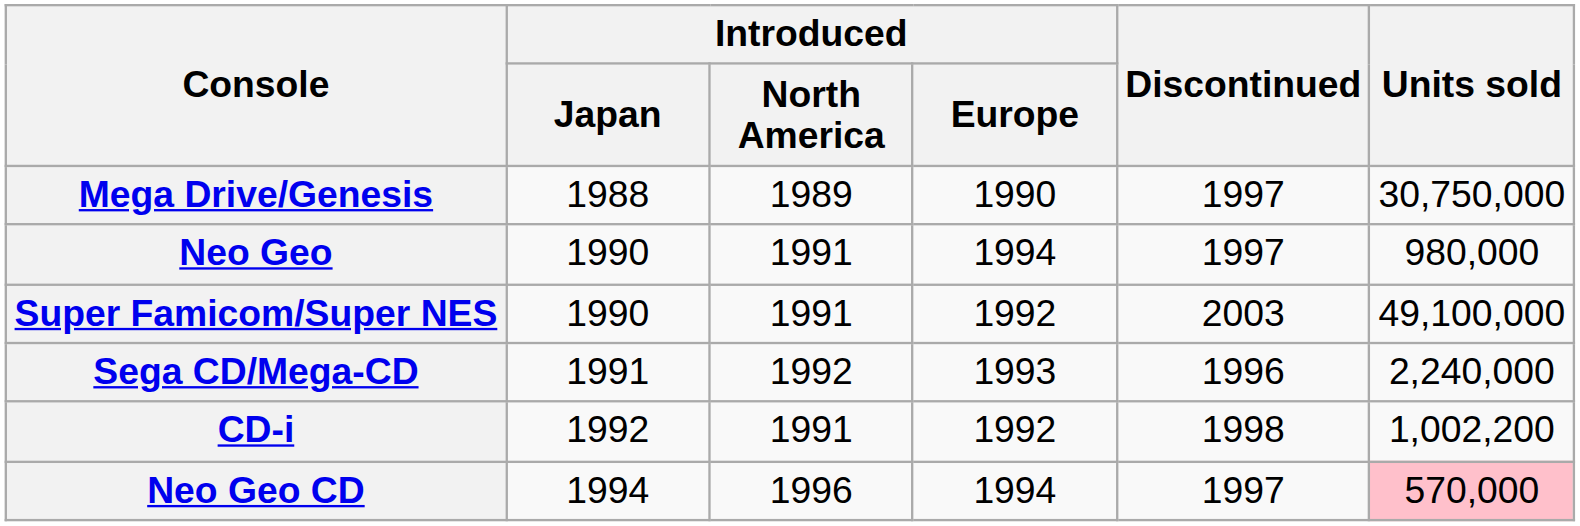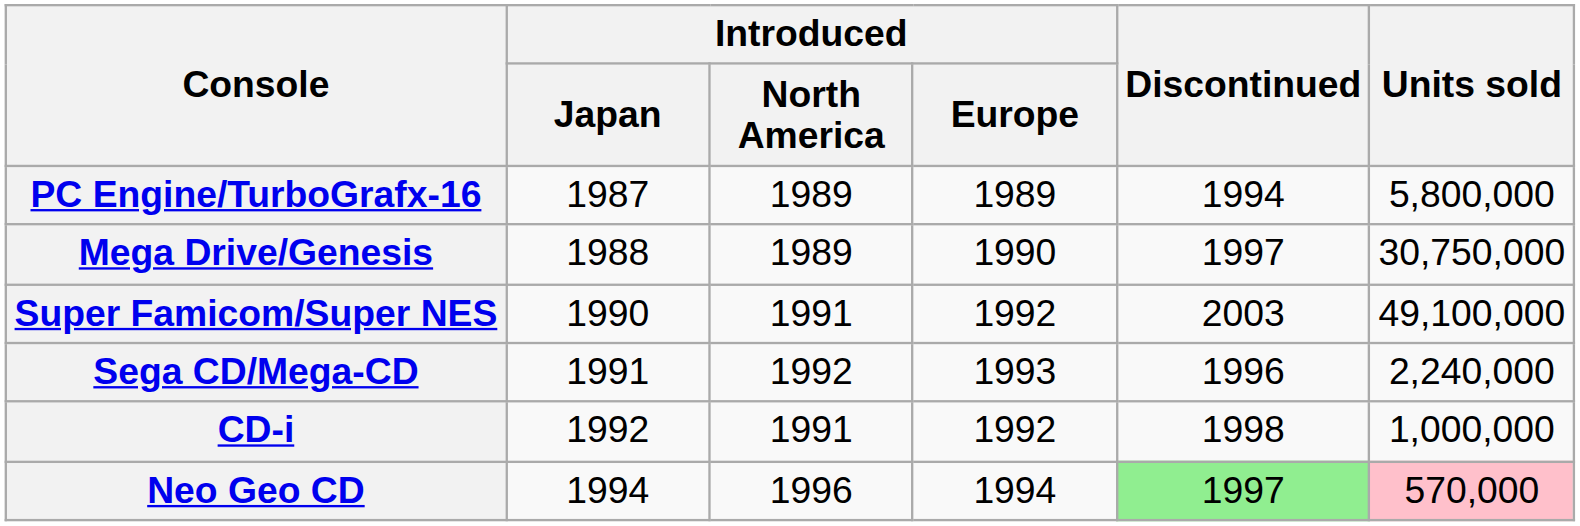+ row: (256, 194)
- row: (256, 253)
(1472, 430) 1,002,200 -> (1472, 430) 1,000,000
(1243, 489) no background -> (1243, 489) lightgreen background
